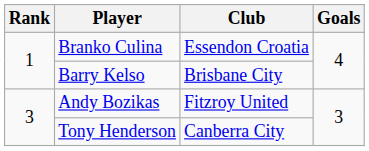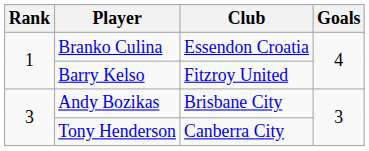(233, 74) Brisbane City -> (236, 74) Fitzroy United
(236, 103) Fitzroy United -> (233, 103) Brisbane City
